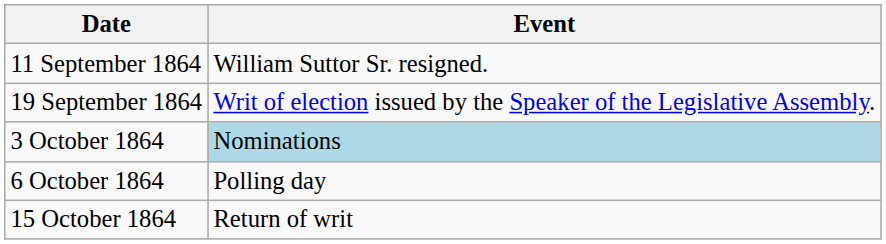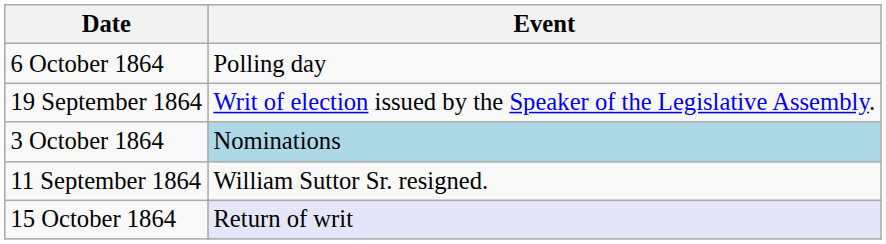rows swapped: (106, 63) <-> (87, 180)
(283, 219) no background -> (283, 219) lavender background
